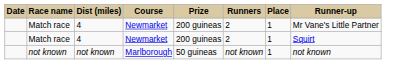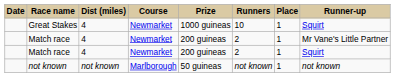+ row: (53, 25)
